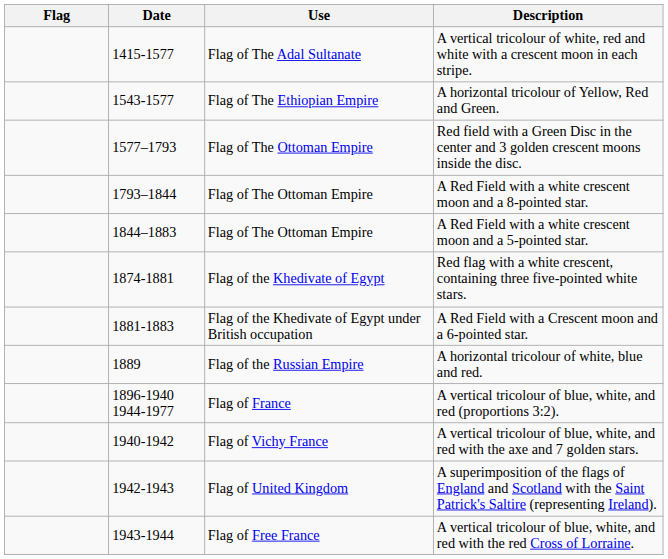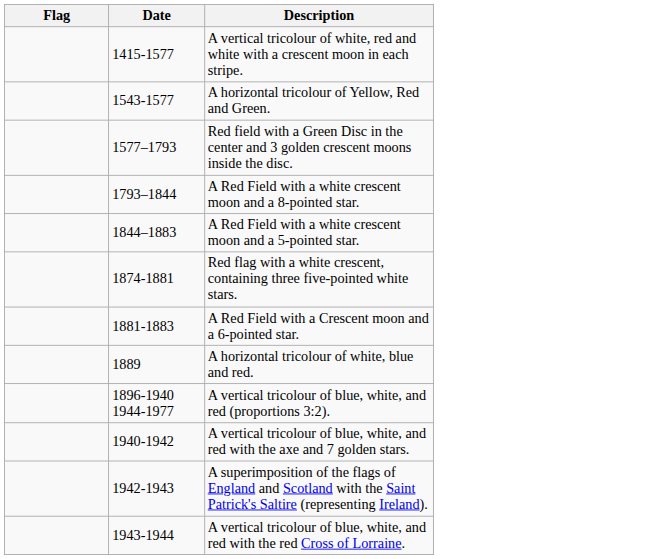- column: (319, 15)
